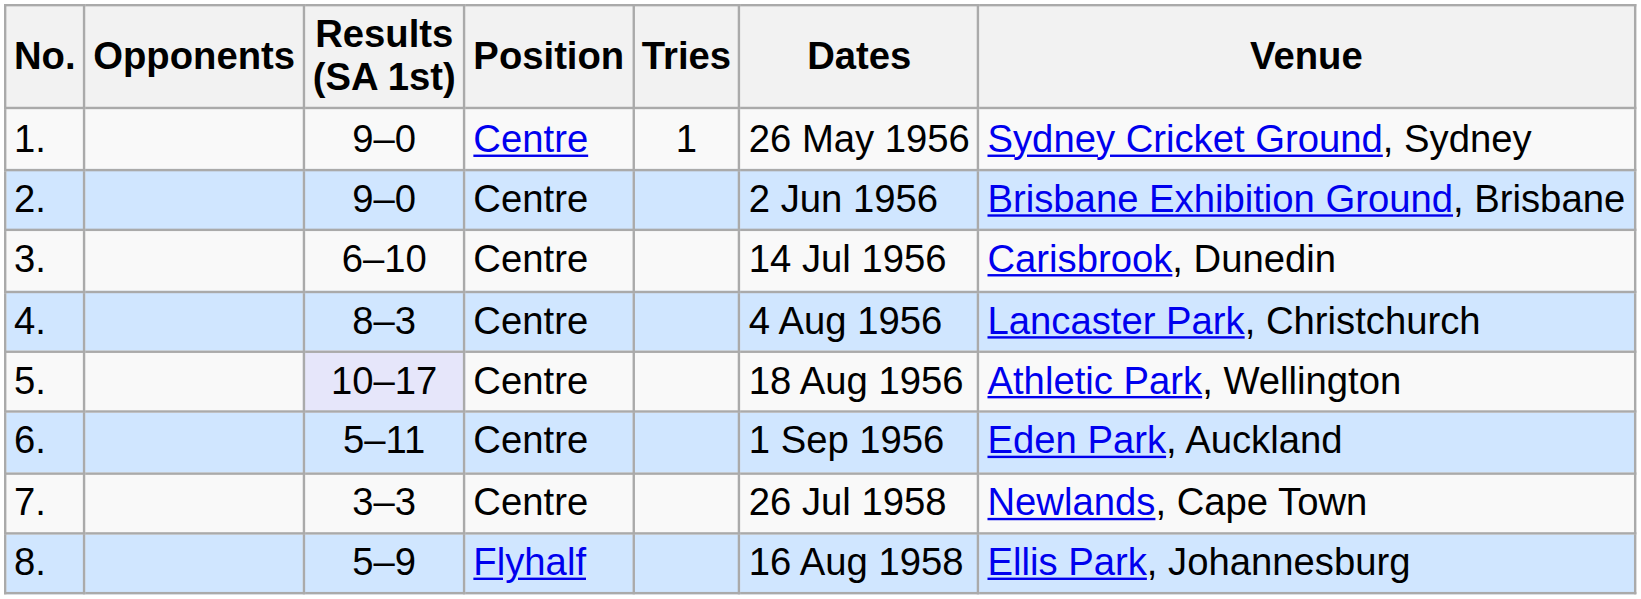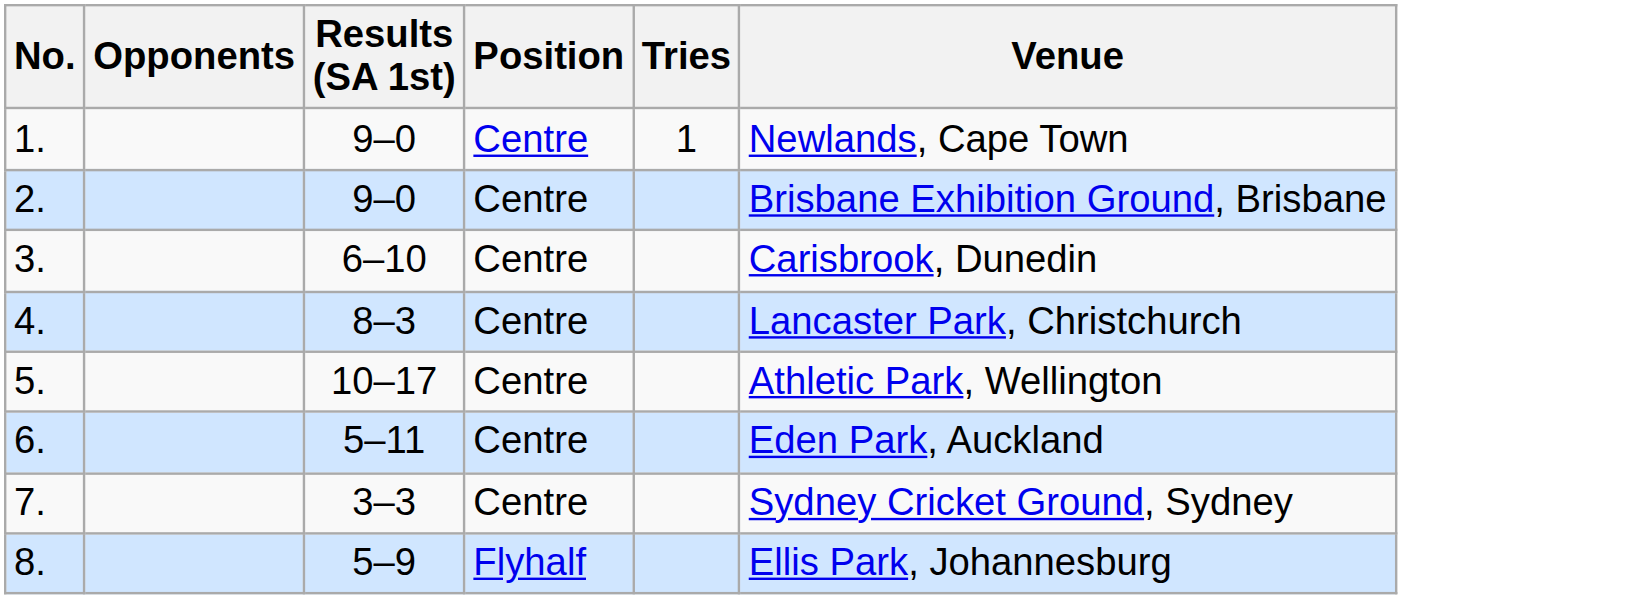- column: (859, 56)
(1260, 138) Sydney Cricket Ground, Sydney -> (939, 138) Newlands, Cape Town
(384, 381) lavender background -> (384, 381) no background
(1177, 502) Newlands, Cape Town -> (1021, 502) Sydney Cricket Ground, Sydney
